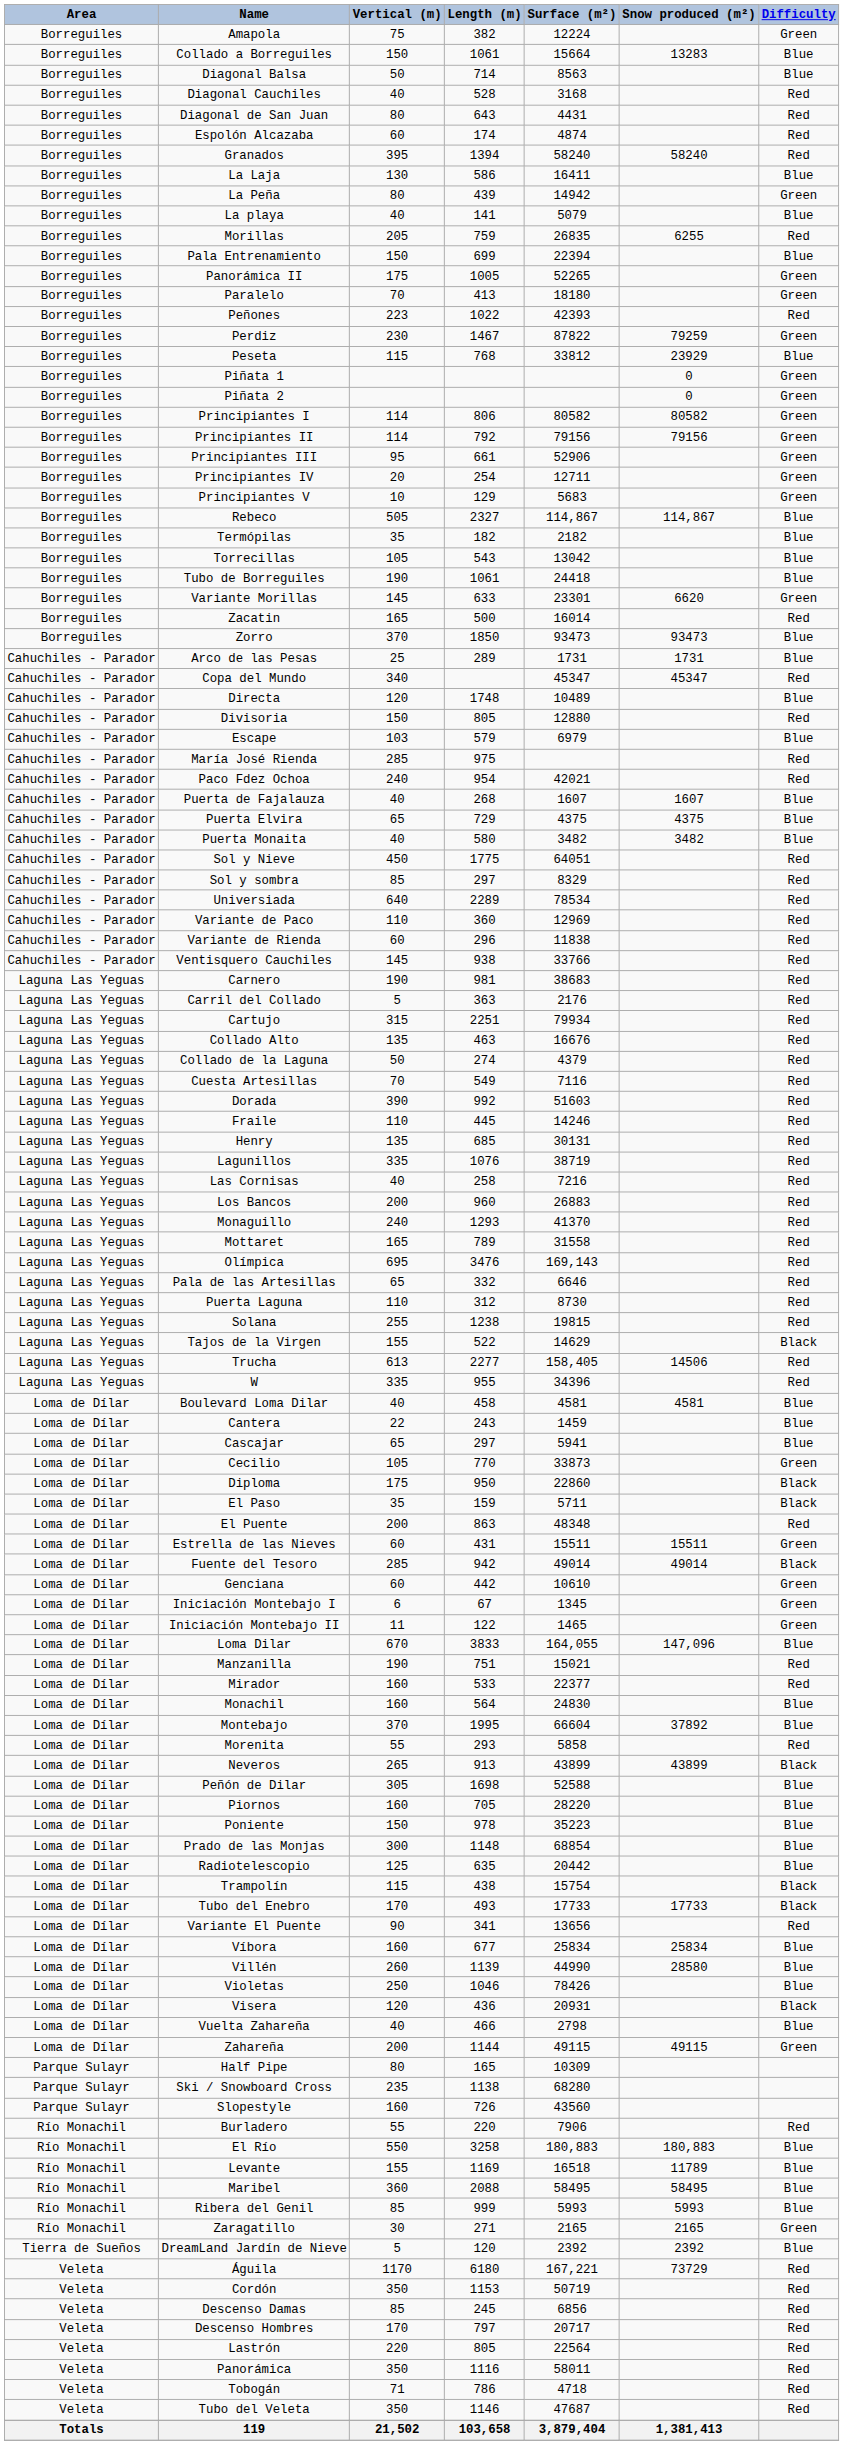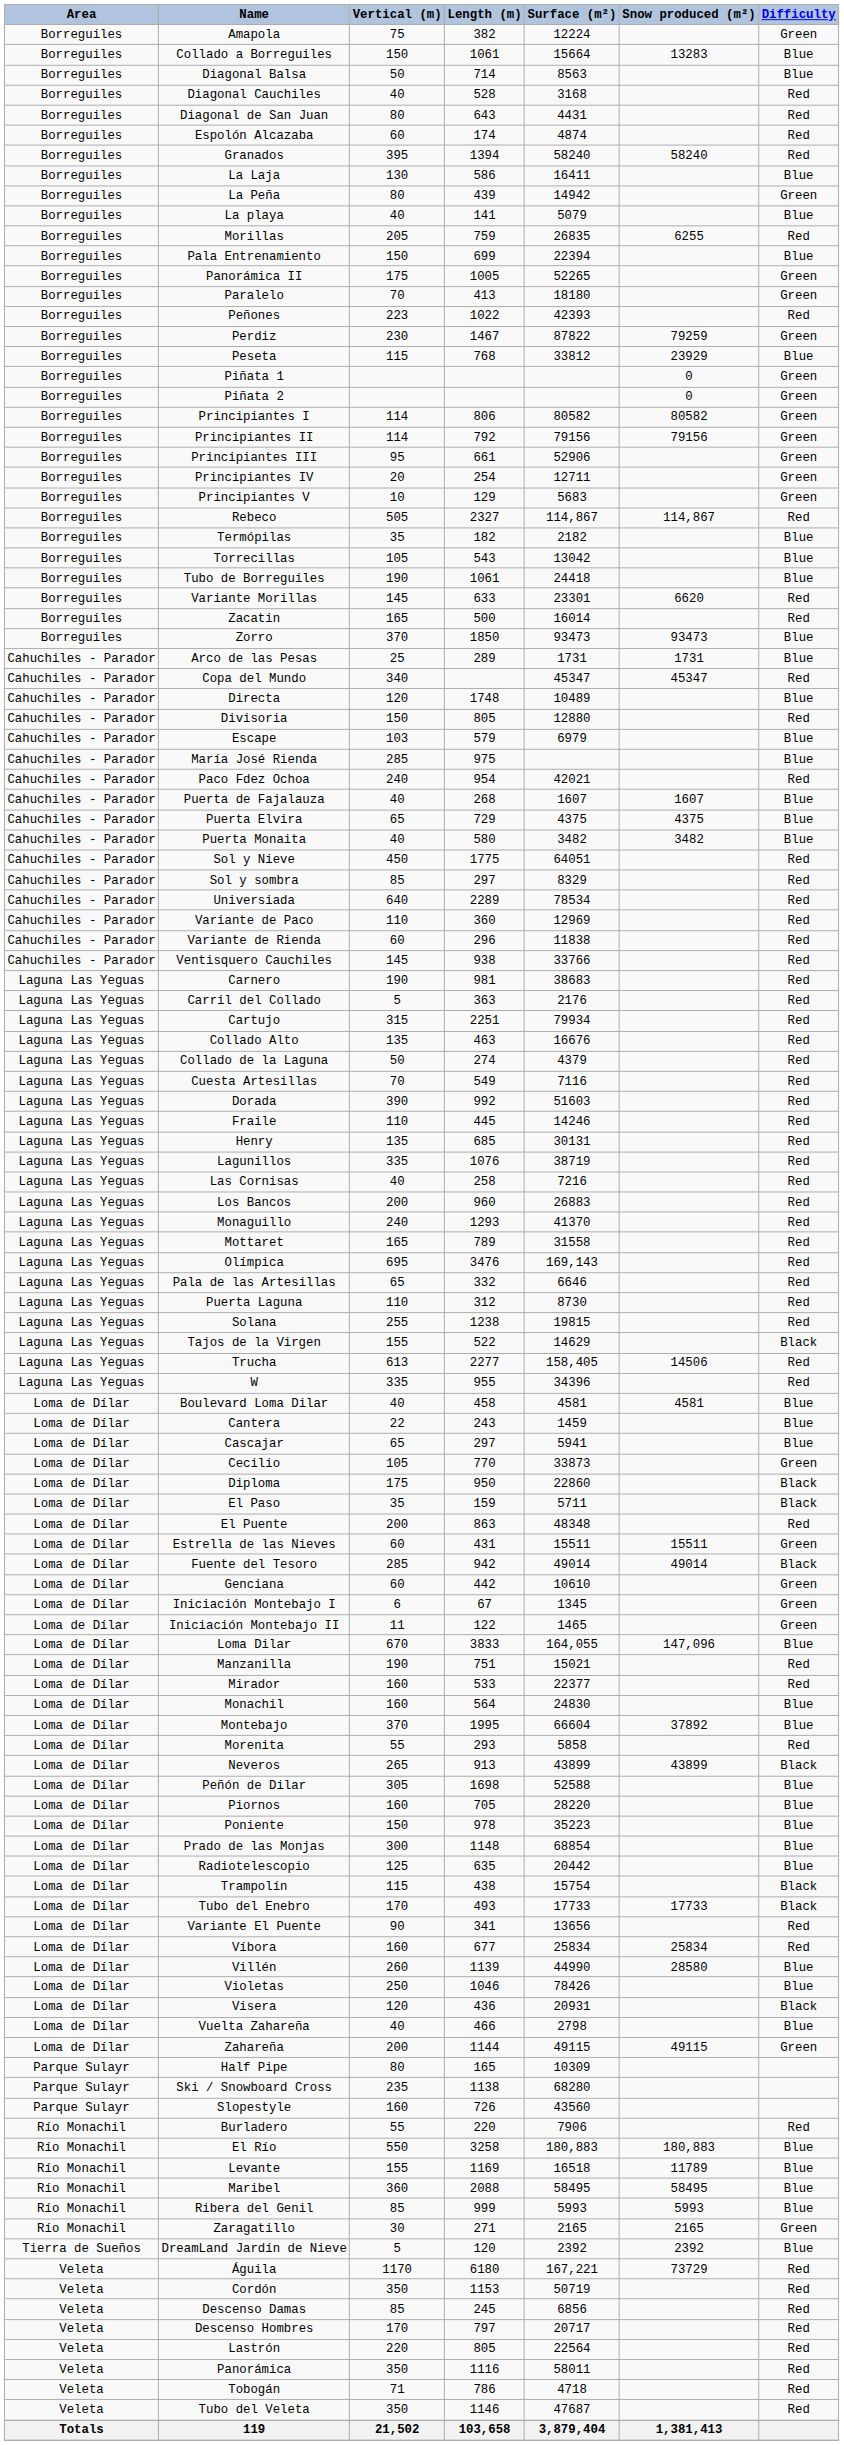(799, 518) Blue -> (799, 518) Red
(799, 598) Green -> (799, 598) Red
(799, 759) Red -> (799, 759) Blue
(799, 1947) Blue -> (799, 1947) Red
